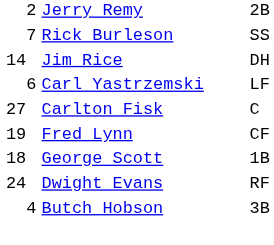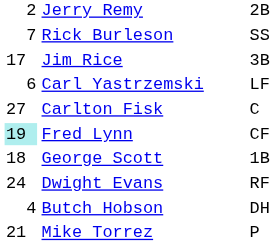(16, 60) 14 -> (16, 60) 17
(260, 60) DH -> (260, 60) 3B
(16, 134) no background -> (16, 134) paleturquoise background
(260, 208) 3B -> (260, 208) DH
+ row: (97, 233)
